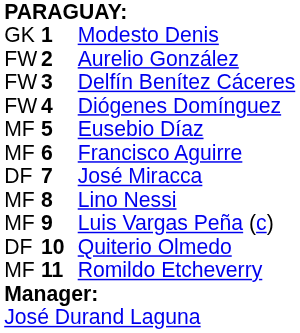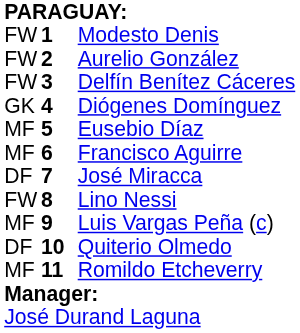(19, 35) GK -> (21, 35) FW
(21, 105) FW -> (19, 105) GK
(19, 199) MF -> (21, 199) FW
